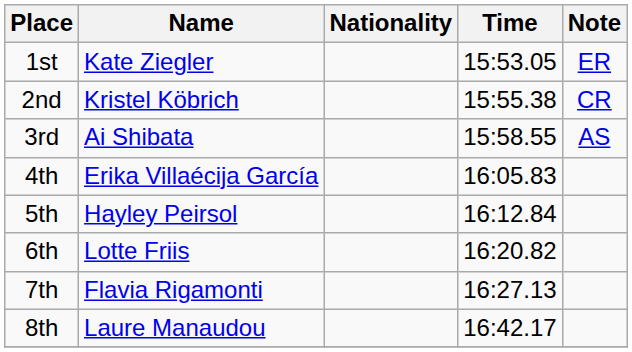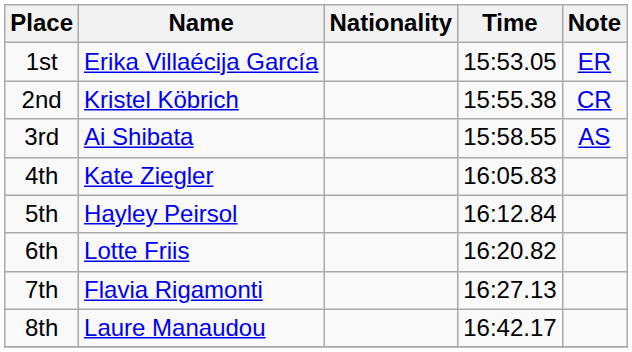(149, 61) Kate Ziegler -> (201, 61) Erika Villaécija García
(201, 175) Erika Villaécija García -> (149, 175) Kate Ziegler
